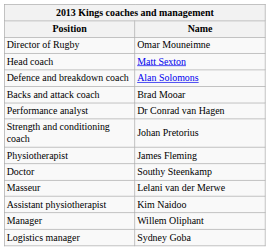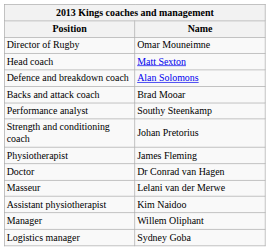(181, 111) Dr Conrad van Hagen -> (175, 111) Southy Steenkamp
(175, 172) Southy Steenkamp -> (181, 172) Dr Conrad van Hagen
